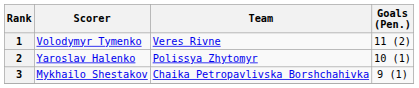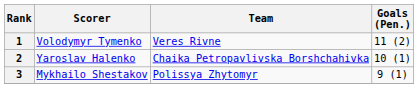(205, 58) Polissya Zhytomyr -> (261, 58) Chaika Petropavlivska Borshchahivka
(261, 75) Chaika Petropavlivska Borshchahivka -> (205, 75) Polissya Zhytomyr
